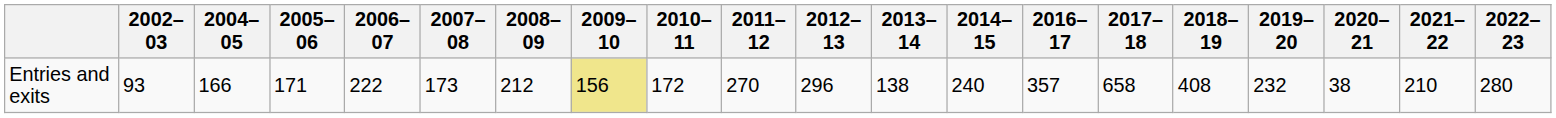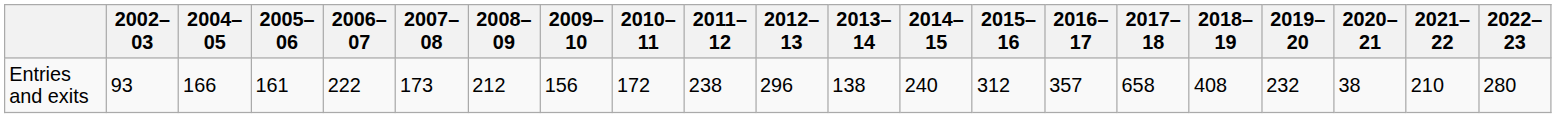+ column: (1009, 31)
(290, 85) 171 -> (272, 85) 161
(592, 85) khaki background -> (561, 85) no background
(743, 85) 270 -> (705, 85) 238
